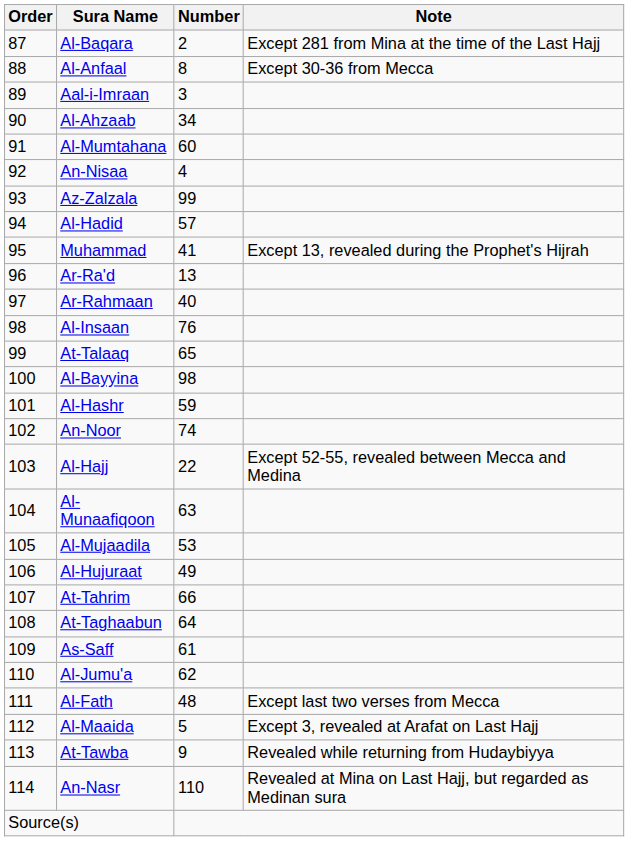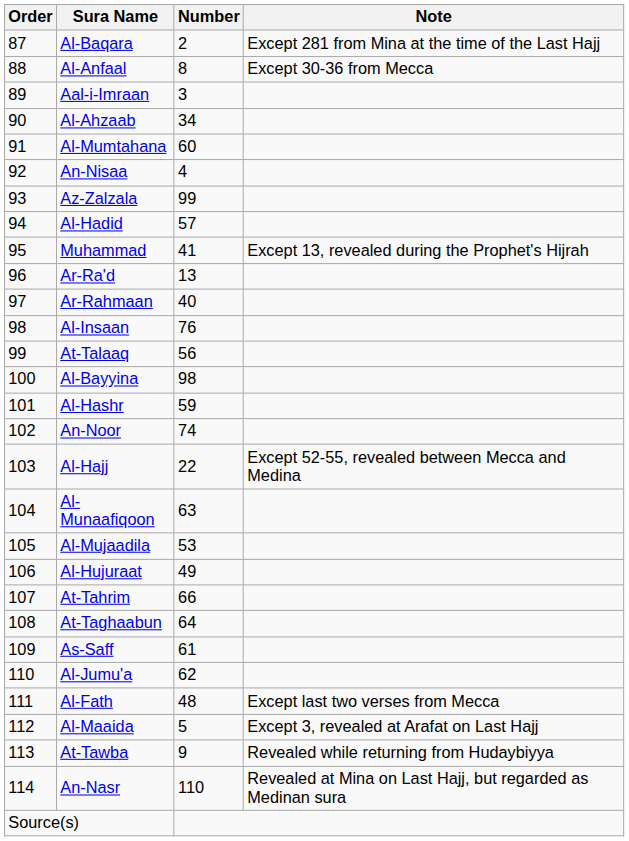(187, 353) 65 -> (187, 353) 56
